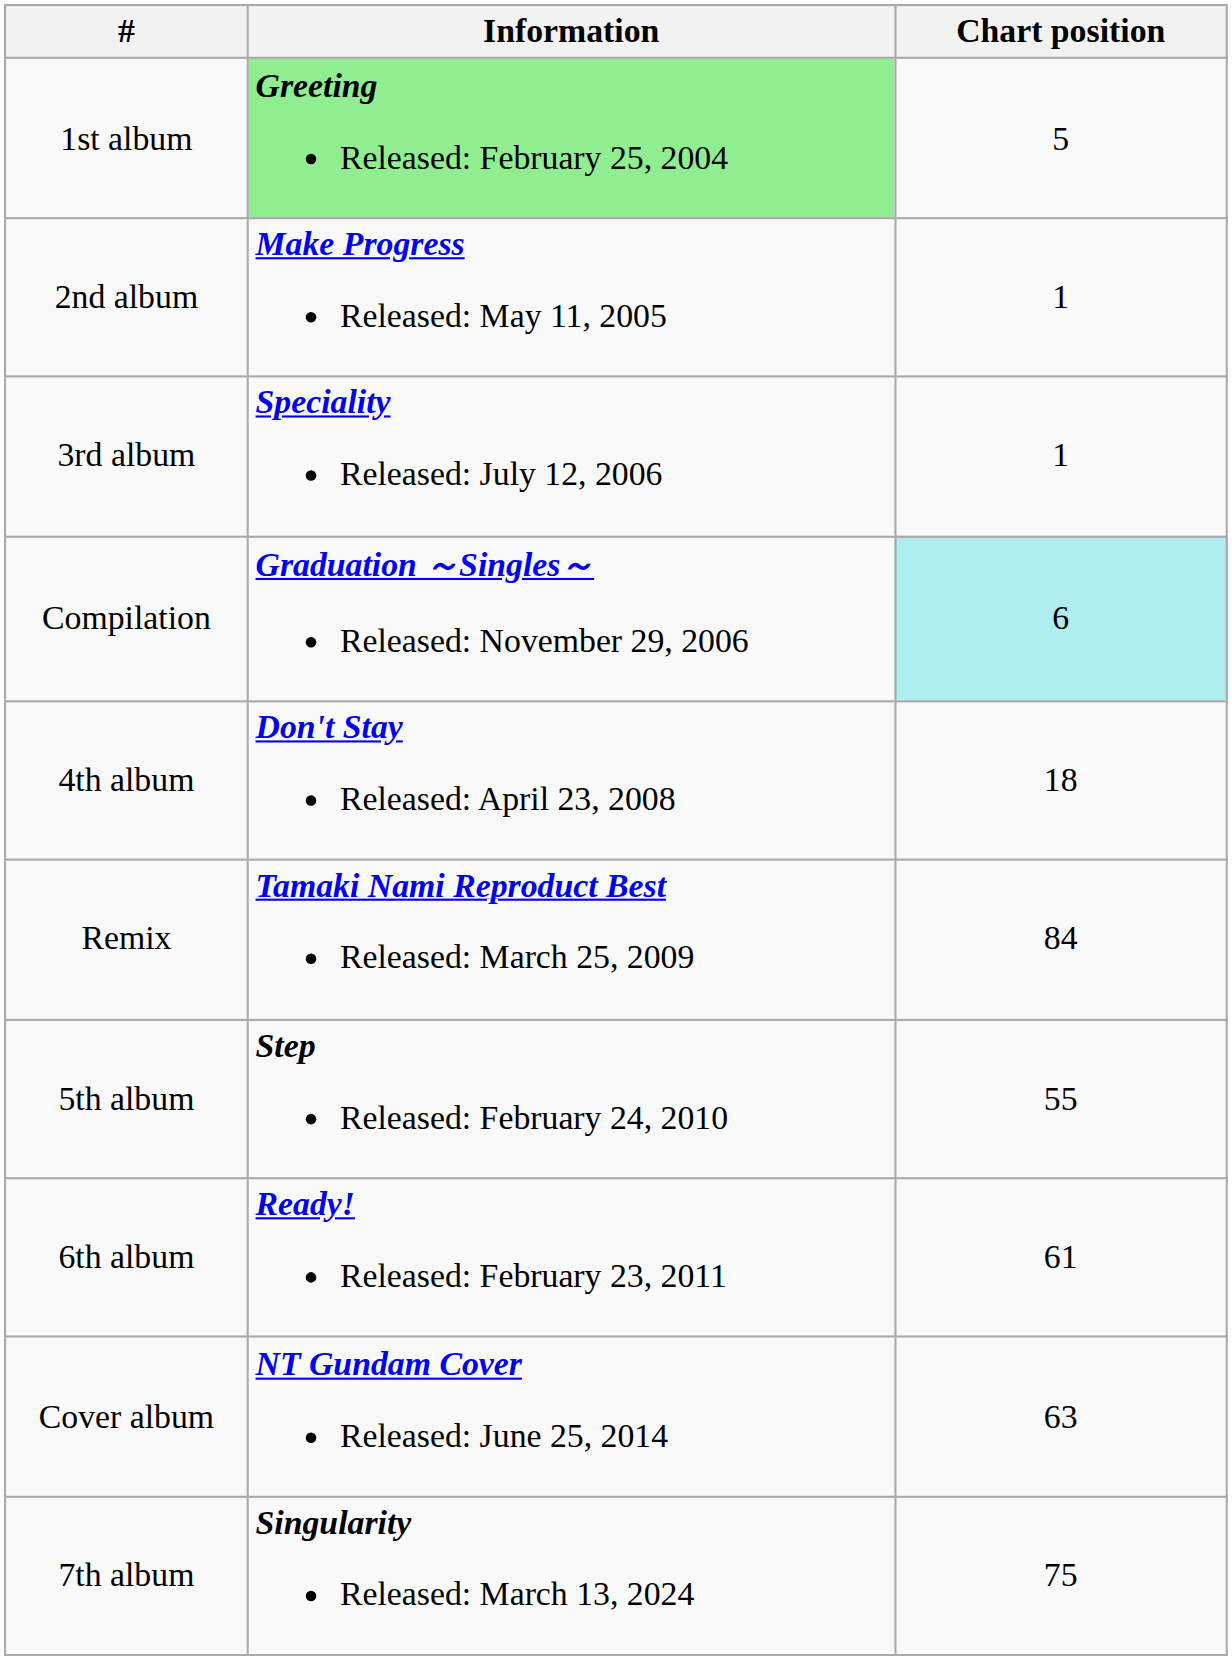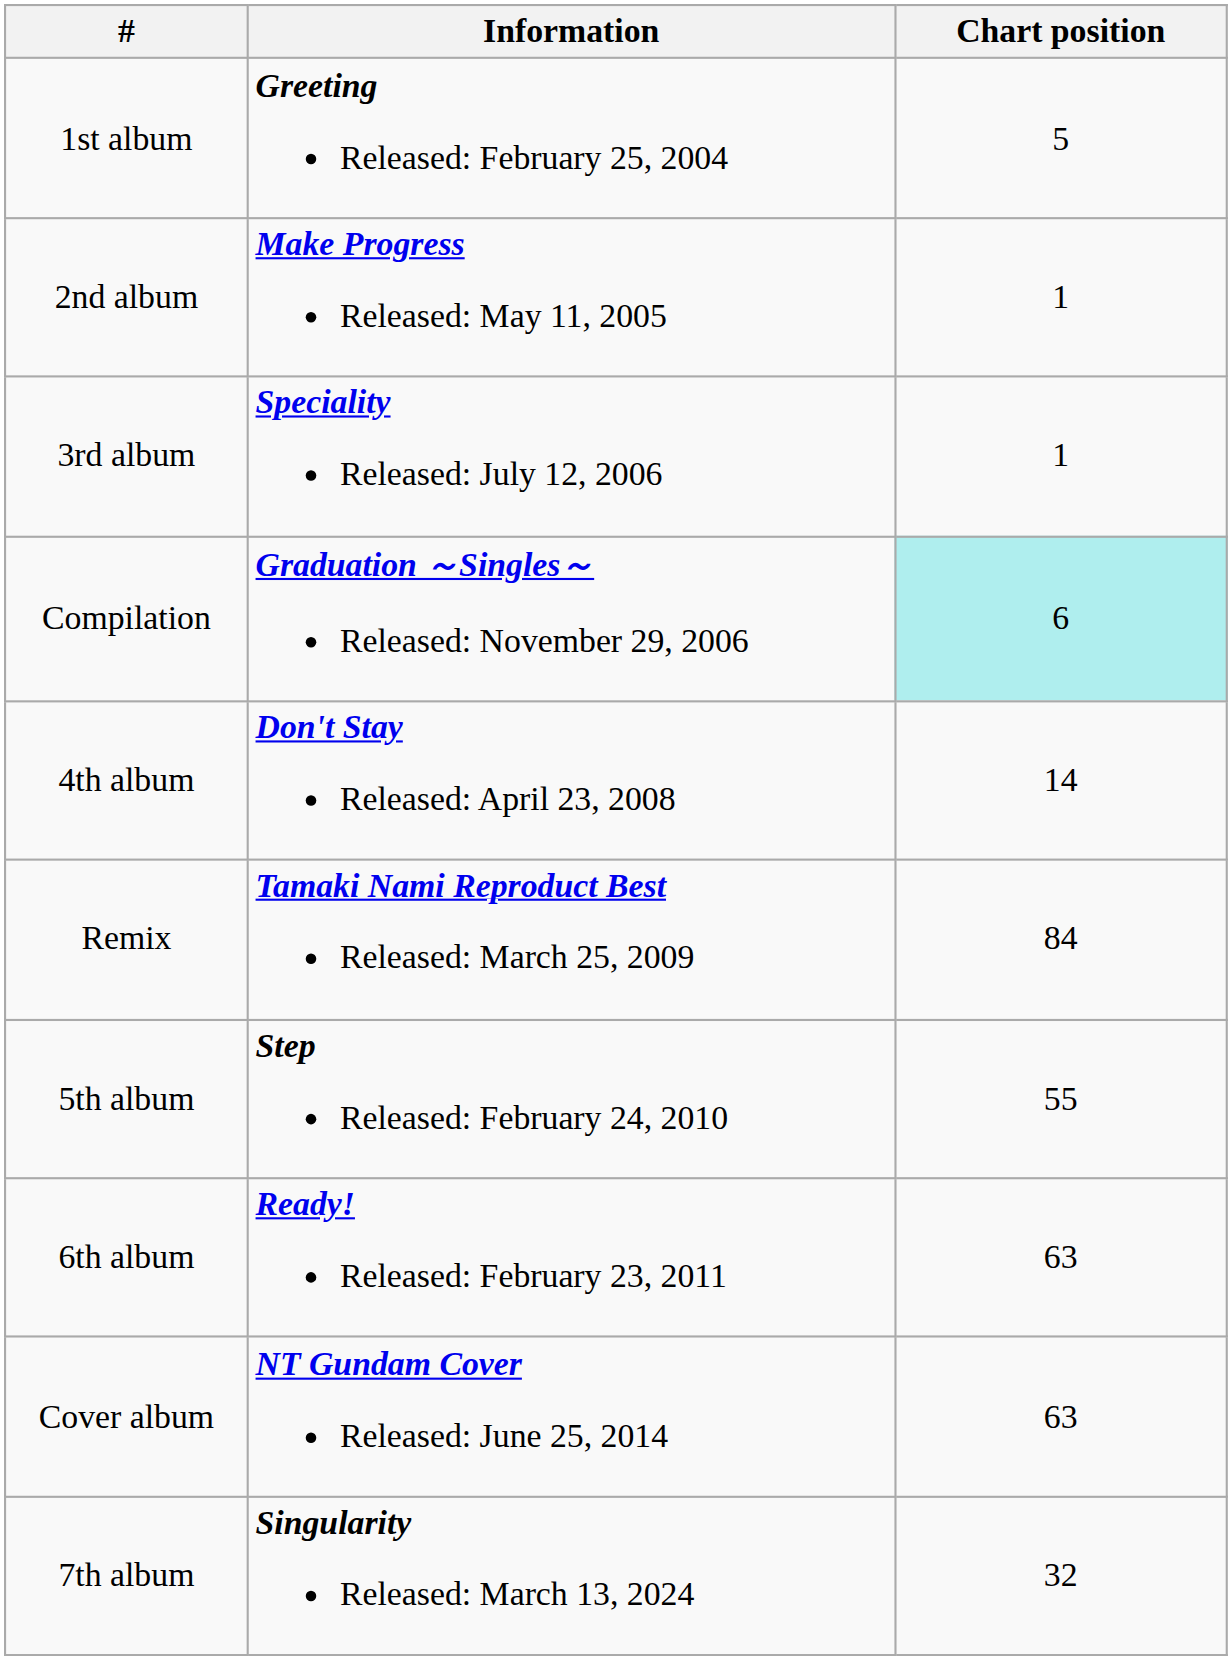(571, 121) lightgreen background -> (571, 121) no background
(1061, 780) 18 -> (1061, 780) 14
(1061, 1257) 61 -> (1061, 1257) 63
(1061, 1575) 75 -> (1061, 1575) 32
